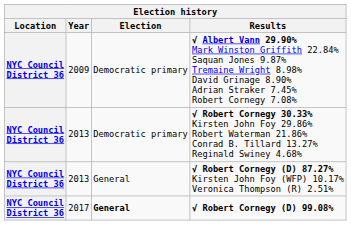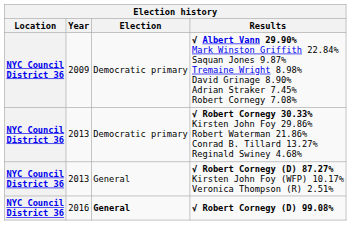(79, 208) 2017 -> (79, 208) 2016
